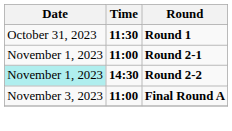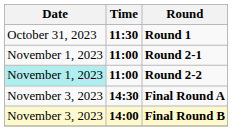(124, 75) 14:30 -> (123, 75) 11:00
(123, 95) 11:00 -> (124, 95) 14:30
+ row: (185, 116)
